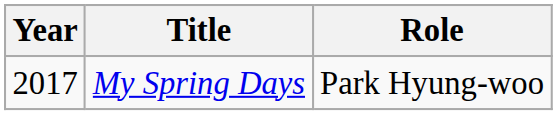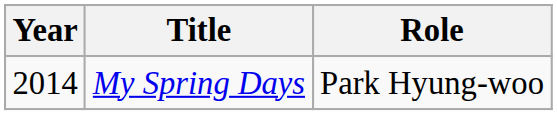(45, 82) 2017 -> (45, 82) 2014
